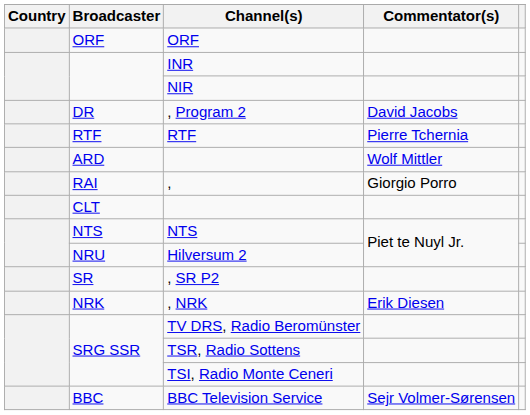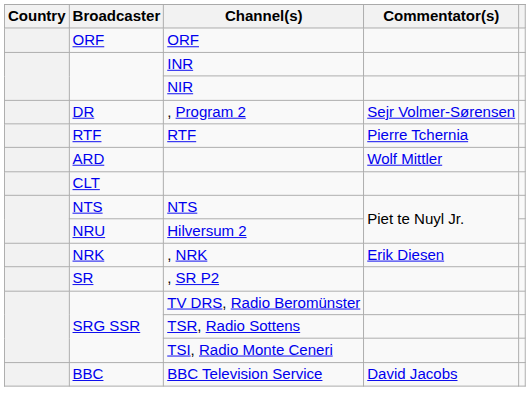(412, 111) David Jacobs -> (441, 111) Sejr Volmer-Sørensen
- row: (85, 183)
rows swapped: (88, 302) <-> (83, 278)
(441, 398) Sejr Volmer-Sørensen -> (412, 374) David Jacobs
